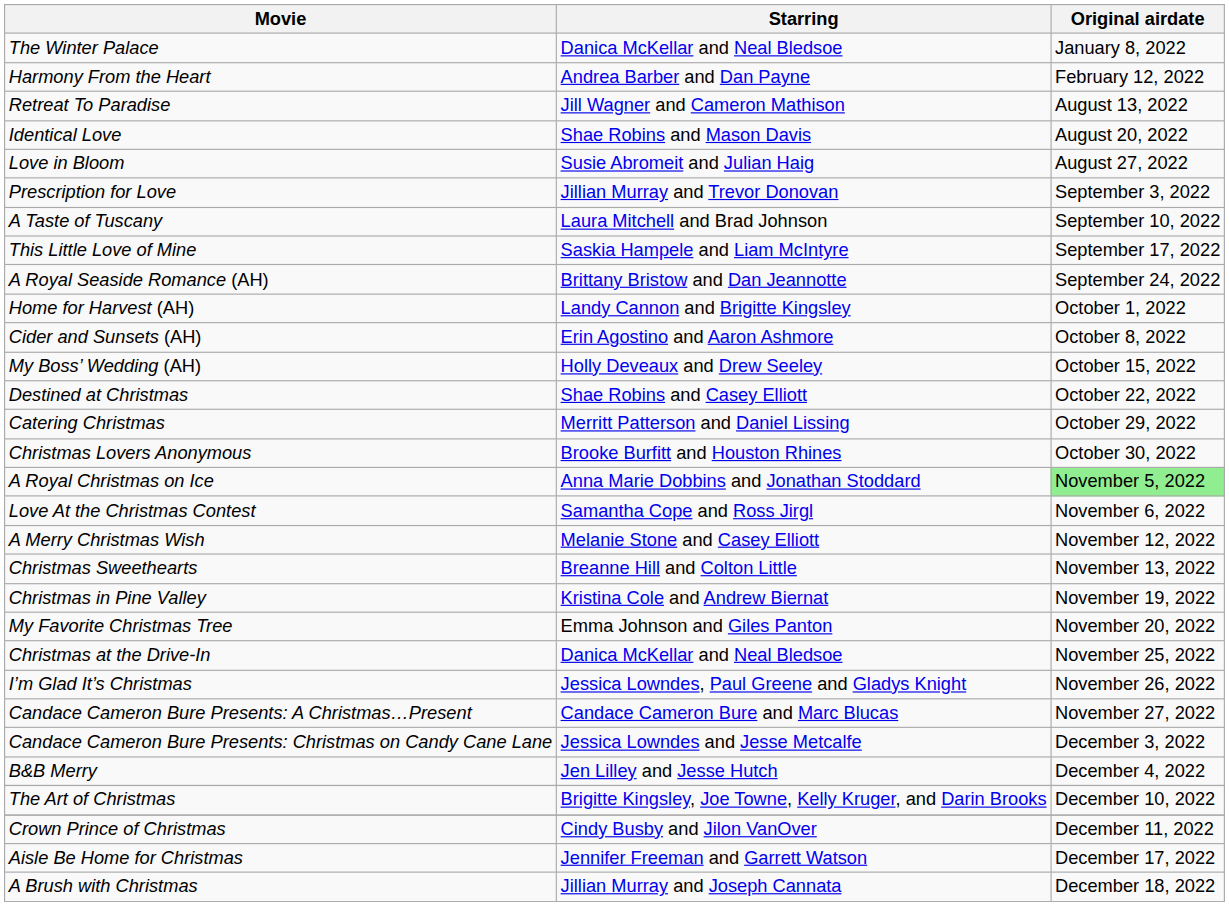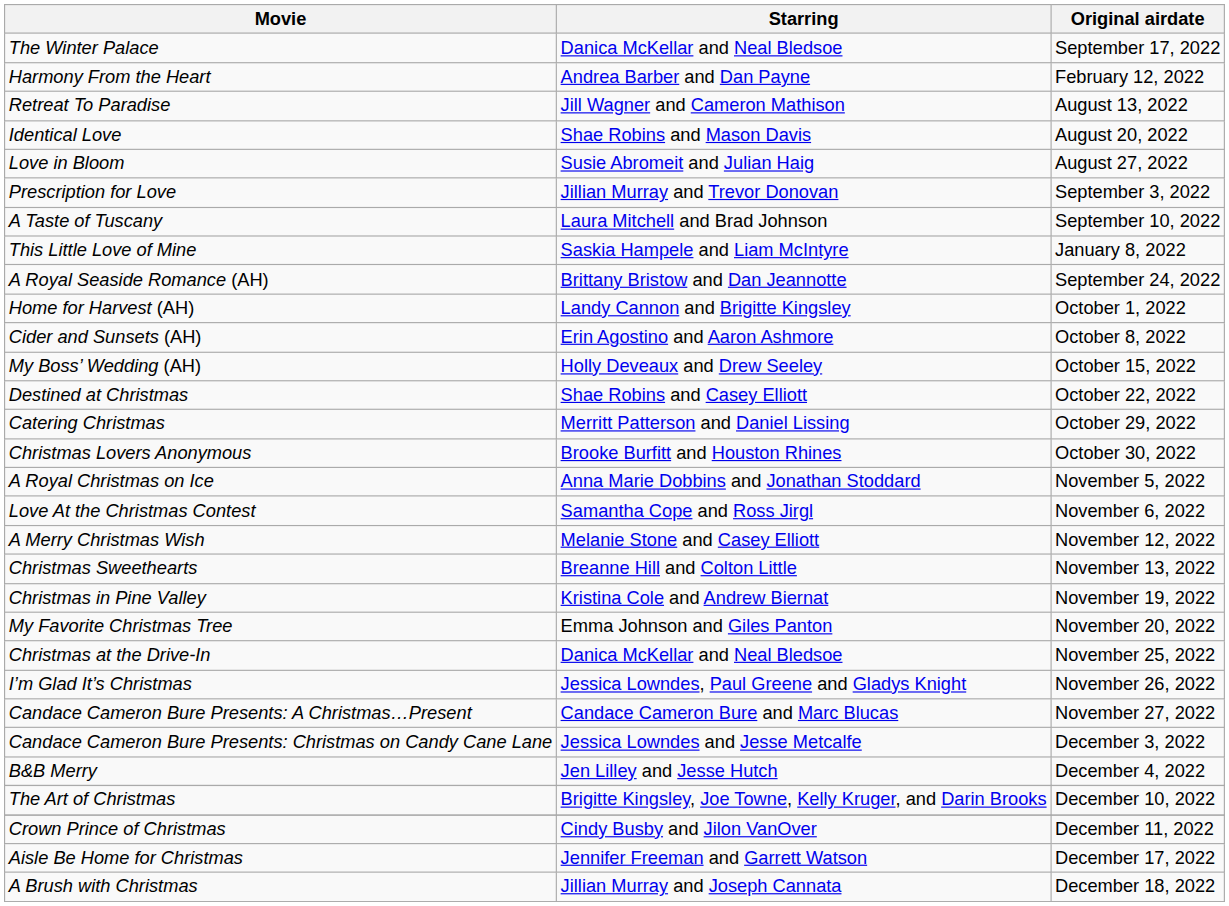(1120, 47) January 8, 2022 -> (1138, 47) September 17, 2022
(1138, 250) September 17, 2022 -> (1120, 250) January 8, 2022
(1130, 481) lightgreen background -> (1130, 481) no background
